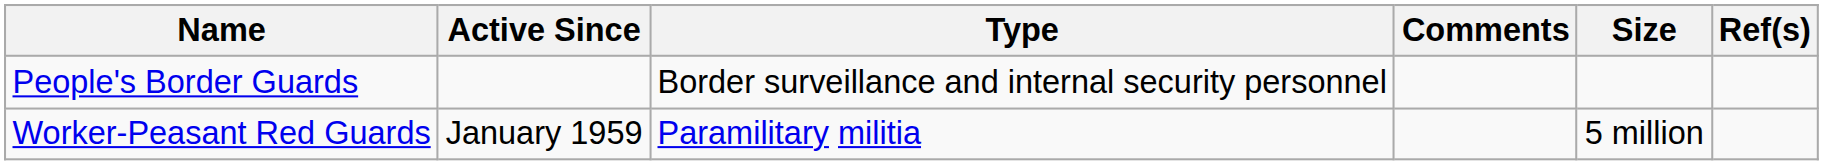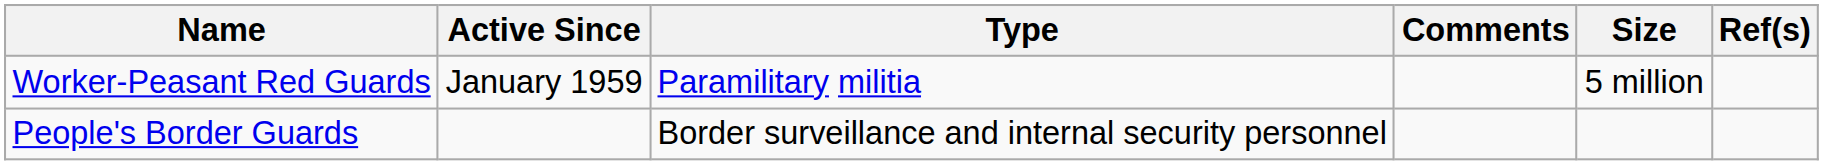rows swapped: (185, 81) <-> (222, 133)
